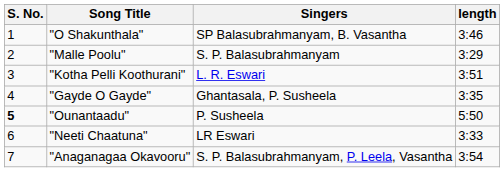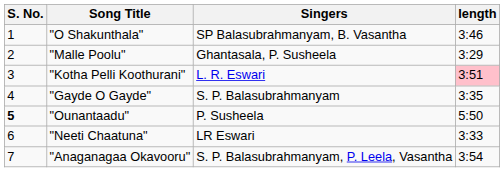(268, 55) S. P. Balasubrahmanyam -> (266, 55) Ghantasala, P. Susheela
(471, 75) no background -> (471, 75) pink background
(266, 95) Ghantasala, P. Susheela -> (268, 95) S. P. Balasubrahmanyam
